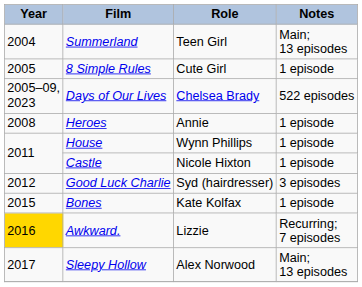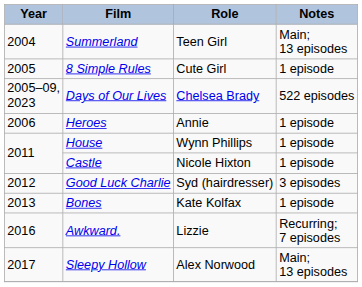(21, 123) 2008 -> (21, 123) 2006
(21, 203) 2015 -> (21, 203) 2013
(21, 230) gold background -> (21, 230) no background
